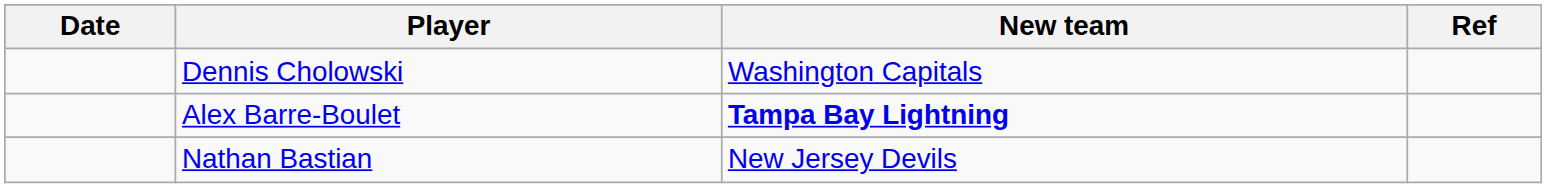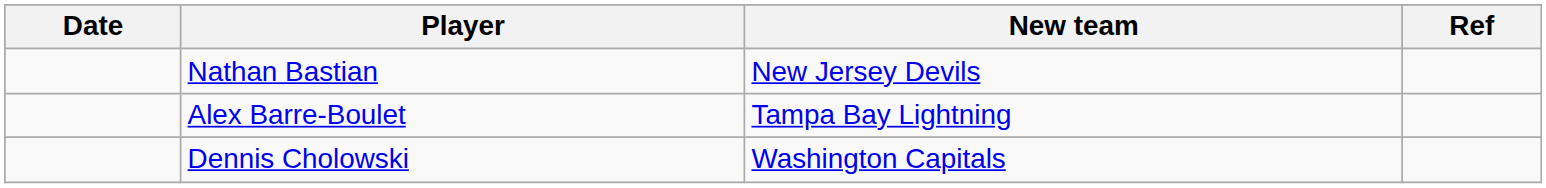rows swapped: (293, 70) <-> (277, 159)
(868, 114) bold -> (881, 114) normal
